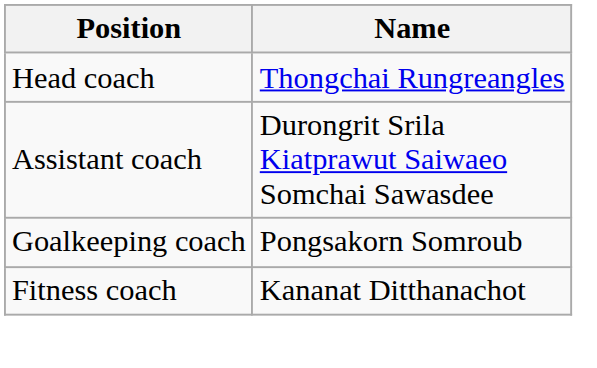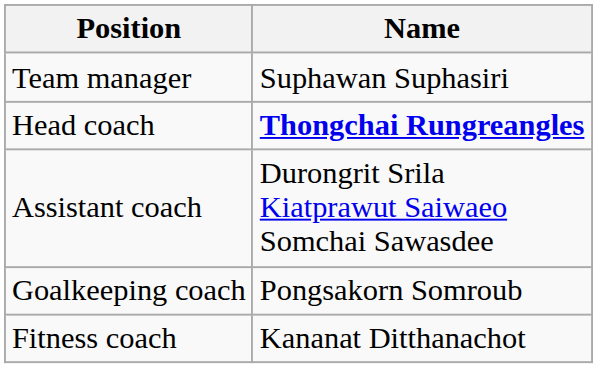+ row: (102, 76)
(412, 76) normal -> (422, 125) bold
